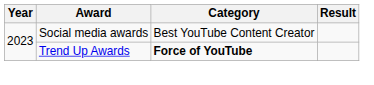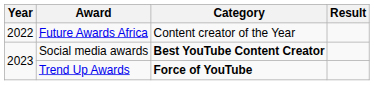+ row: (93, 32)
(234, 32) normal -> (239, 51) bold
